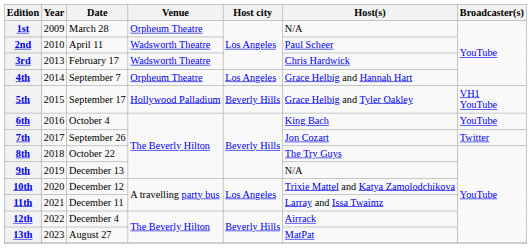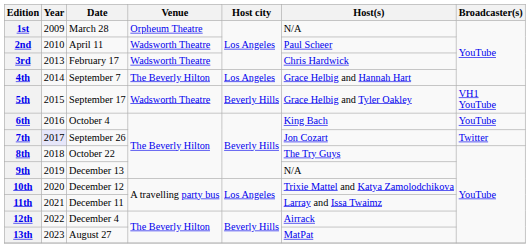(167, 77) Orpheum Theatre -> (170, 77) The Beverly Hilton
(175, 99) Hollywood Palladium -> (170, 99) Wadsworth Theatre
(54, 137) no background -> (54, 137) lavender background
